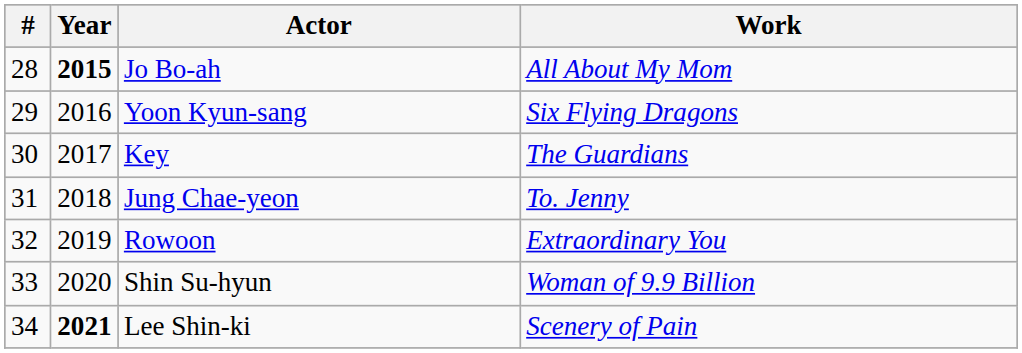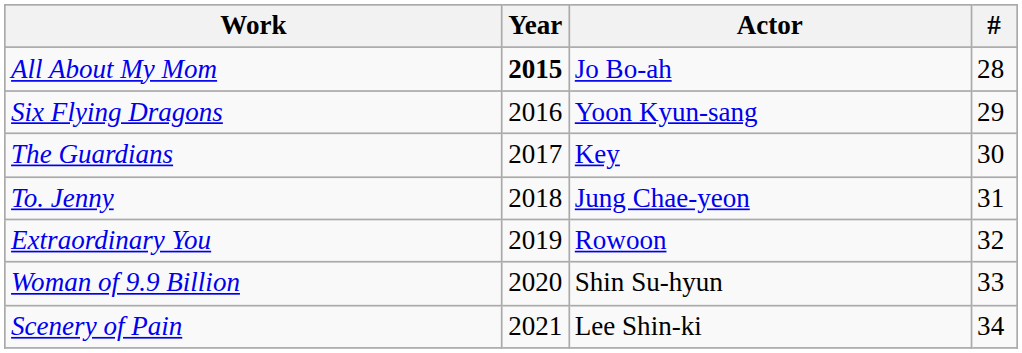columns swapped: (28, 25) <-> (769, 25)
(84, 326) bold -> (535, 326) normal
